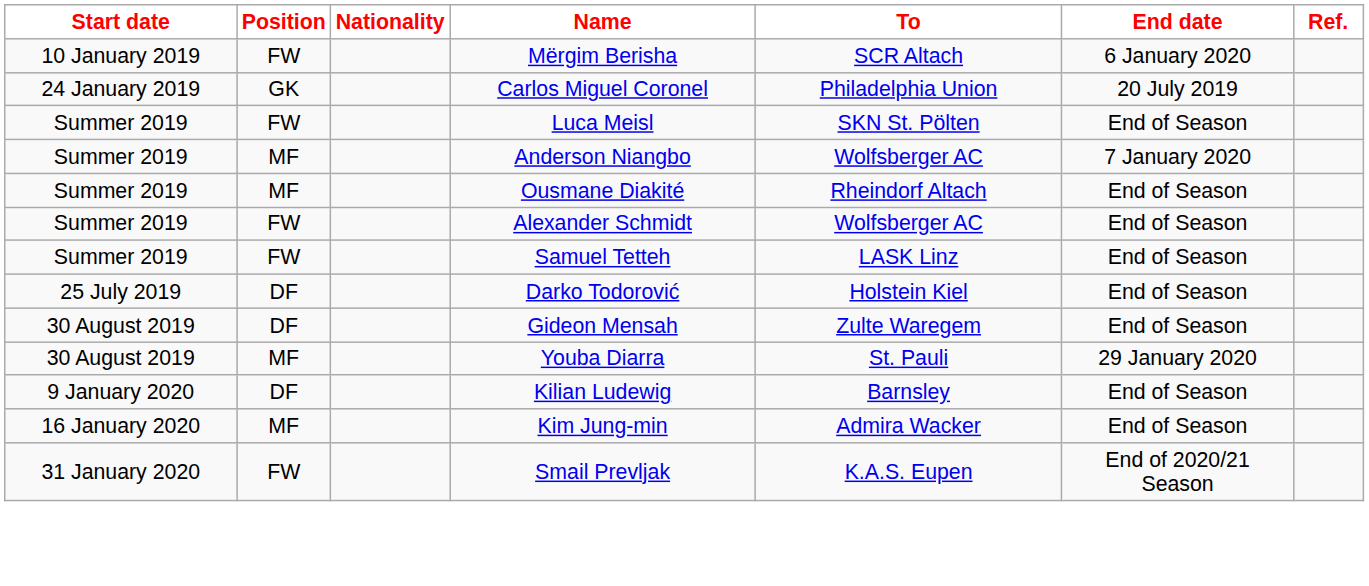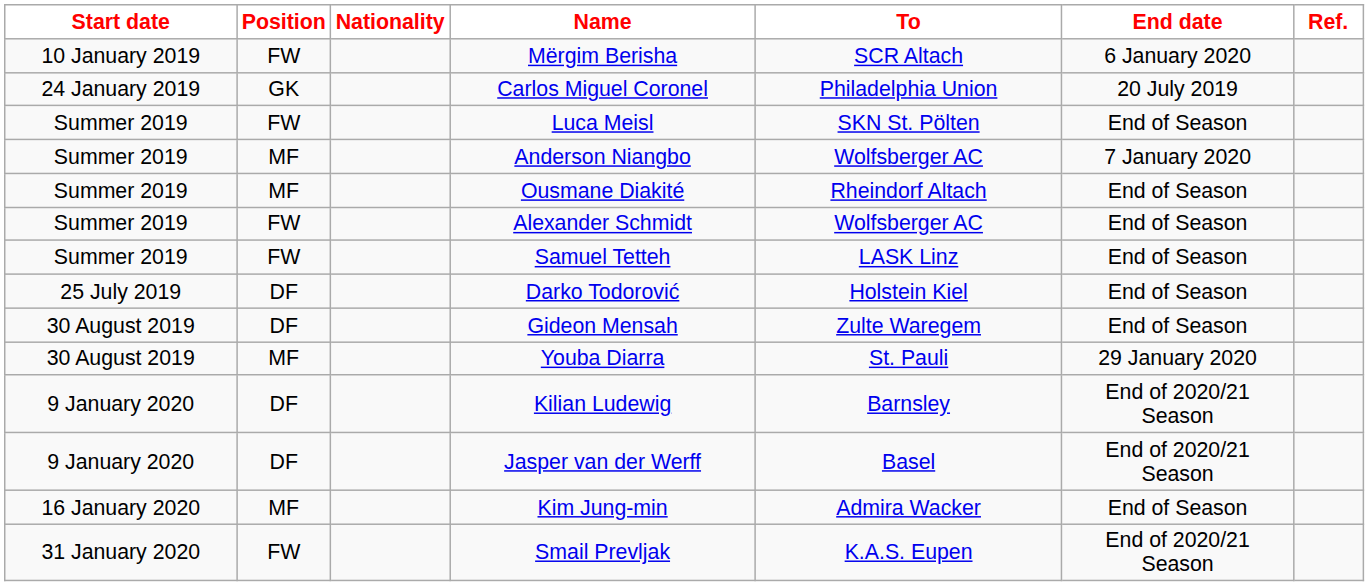(1178, 392) End of Season -> (1178, 404) End of 2020/21 Season
+ row: (603, 462)
